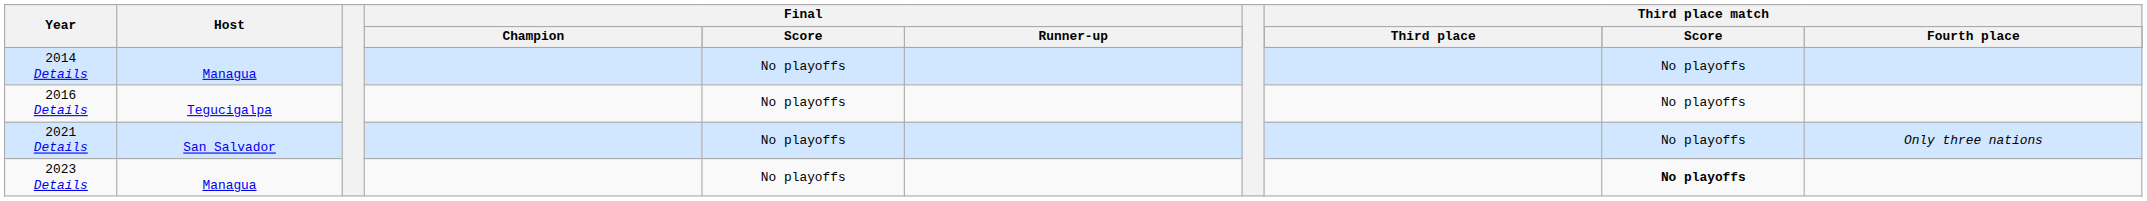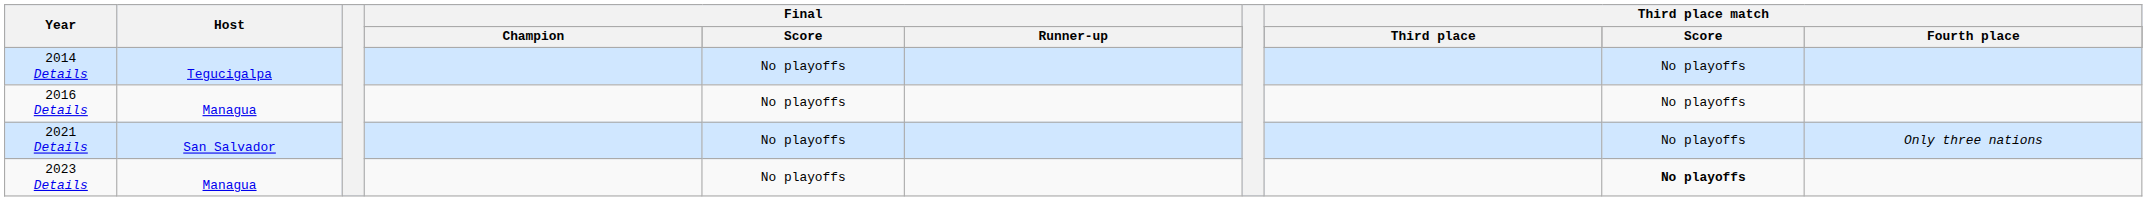(230, 74) Managua -> (230, 74) Tegucigalpa
(230, 111) Tegucigalpa -> (230, 111) Managua
